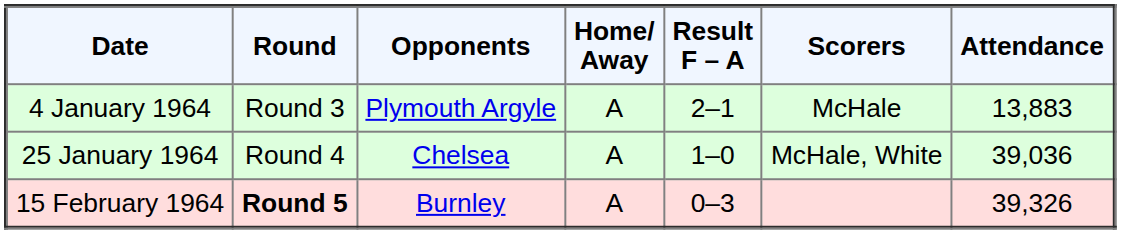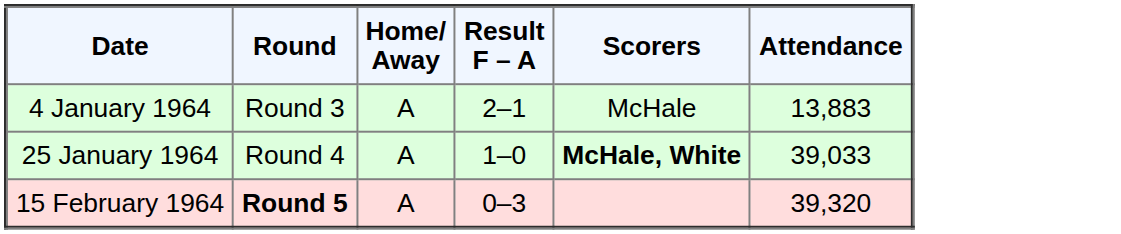- column: (461, 46)
(857, 155) normal -> (652, 155) bold
(1032, 155) 39,036 -> (831, 155) 39,033
(1032, 203) 39,326 -> (831, 203) 39,320
